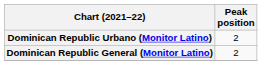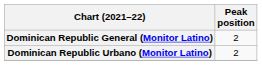rows swapped: (110, 53) <-> (110, 38)
